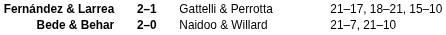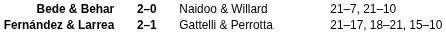rows swapped: (59, 8) <-> (75, 25)
